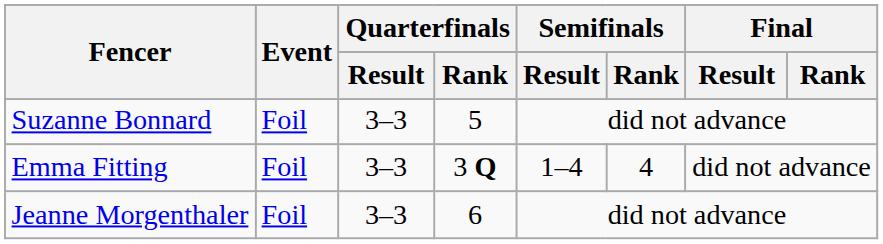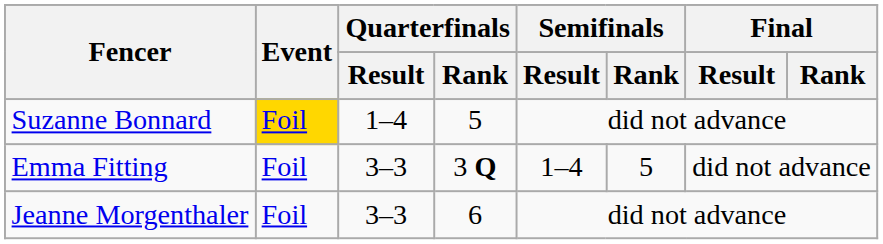(284, 121) no background -> (284, 121) gold background
(386, 121) 3–3 -> (386, 121) 1–4
(646, 167) 4 -> (646, 167) 5
